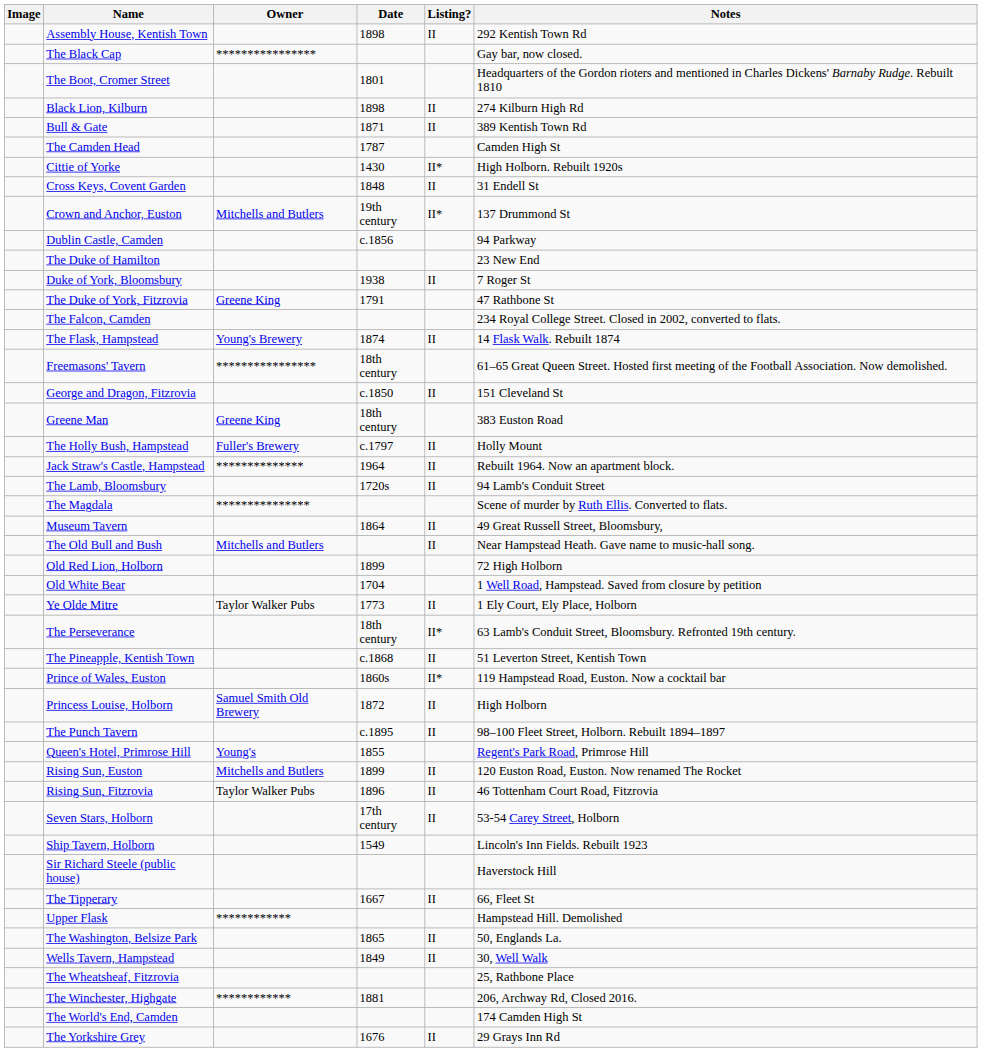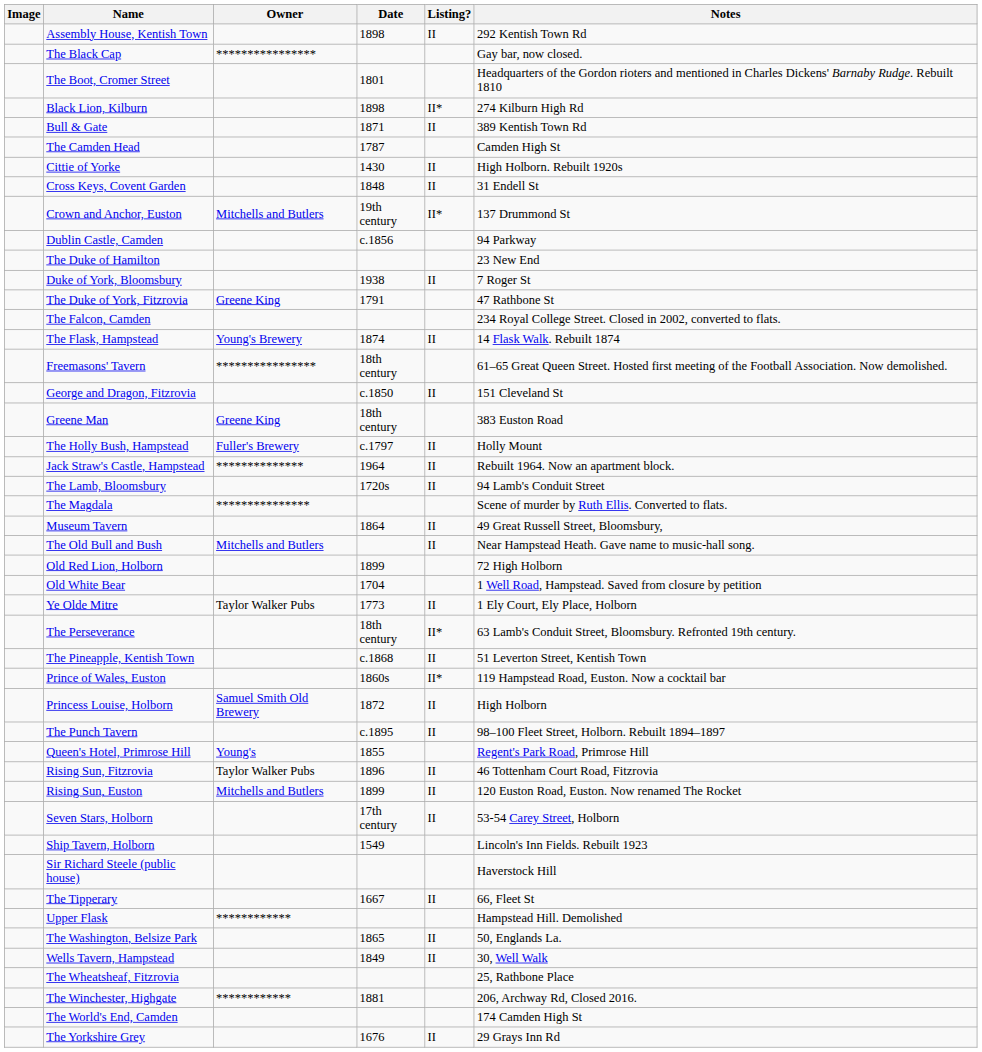(432, 107) II -> (435, 107) II*
(435, 166) II* -> (432, 166) II
rows swapped: (94, 771) <-> (100, 791)
